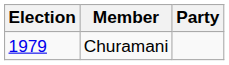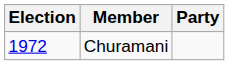(28, 45) 1979 -> (28, 45) 1972
